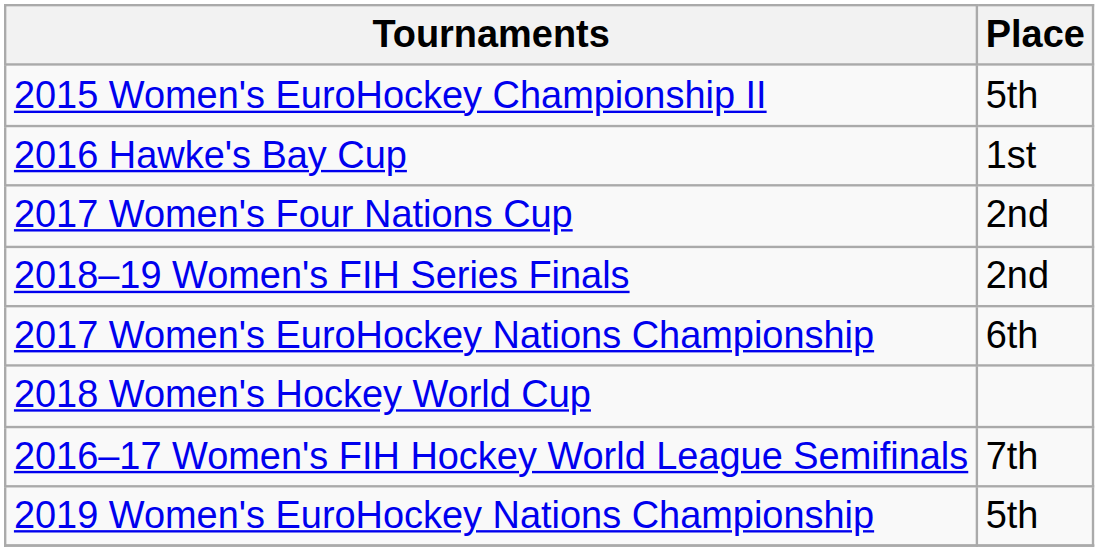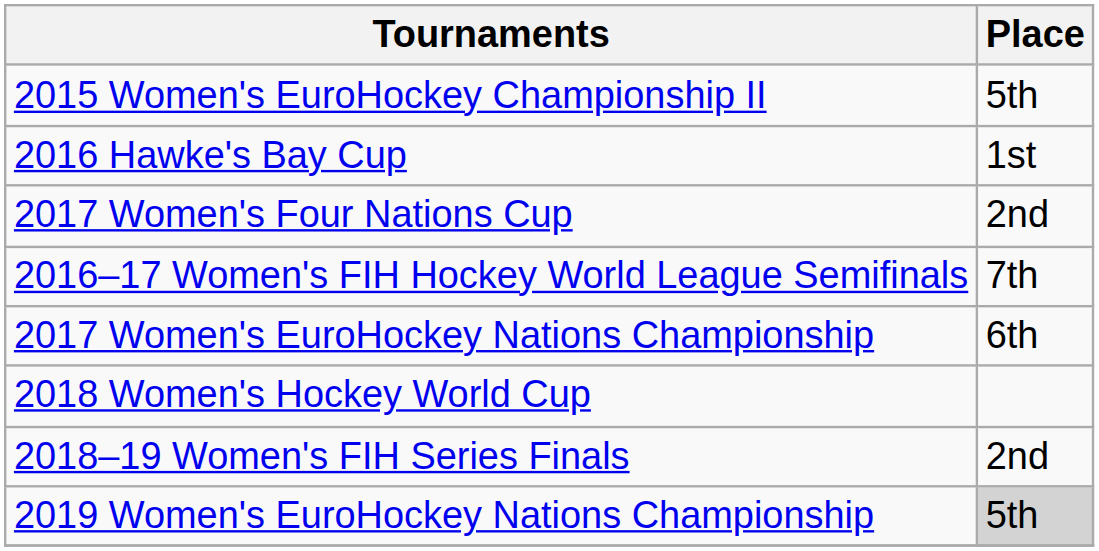rows swapped: (491, 455) <-> (322, 275)
(1012, 515) no background -> (1012, 515) lightgrey background
